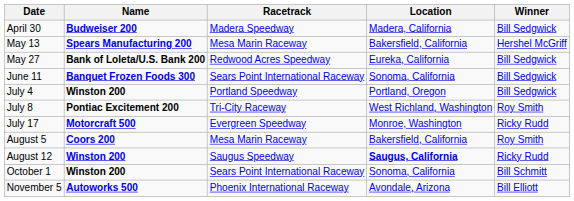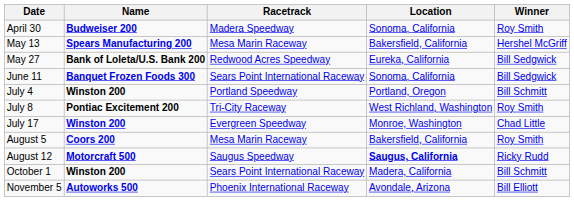(410, 28) Madera, California -> (412, 28) Sonoma, California
(527, 28) Bill Sedgwick -> (520, 28) Roy Smith
(527, 92) Bill Sedgwick -> (522, 92) Bill Schmitt
(101, 124) Motorcraft 500 -> (96, 124) Winston 200
(523, 124) Ricky Rudd -> (521, 124) Chad Little
(96, 156) Winston 200 -> (101, 156) Motorcraft 500
(412, 172) Sonoma, California -> (410, 172) Madera, California
